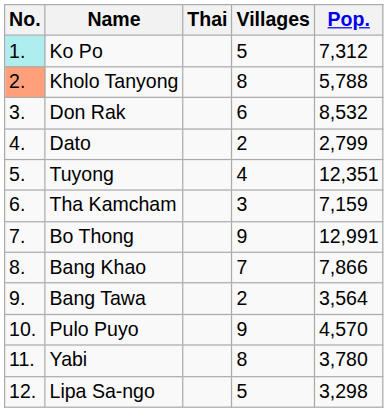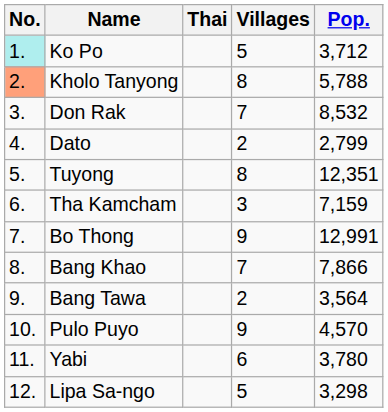(343, 50) 7,312 -> (343, 50) 3,712
(242, 112) 6 -> (242, 112) 7
(242, 174) 4 -> (242, 174) 8
(242, 360) 8 -> (242, 360) 6
